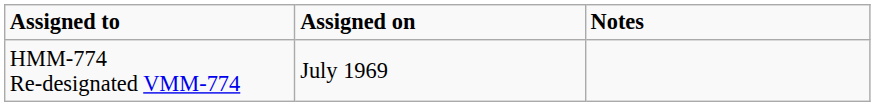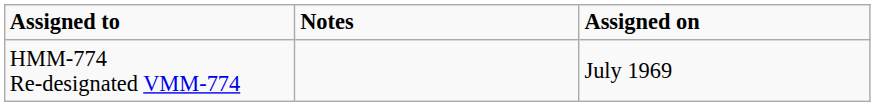columns swapped: (358, 22) <-> (617, 22)
